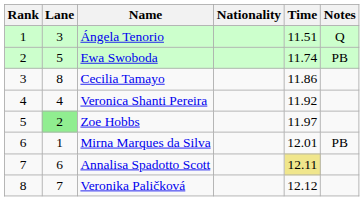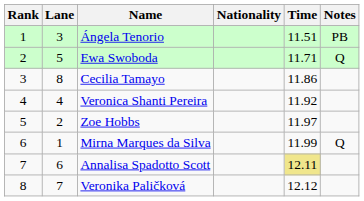(340, 36) Q -> (340, 36) PB
(302, 57) 11.74 -> (302, 57) 11.71
(340, 57) PB -> (340, 57) Q
(60, 121) lightgreen background -> (60, 121) no background
(302, 143) 12.01 -> (302, 143) 11.99
(340, 143) PB -> (340, 143) Q
